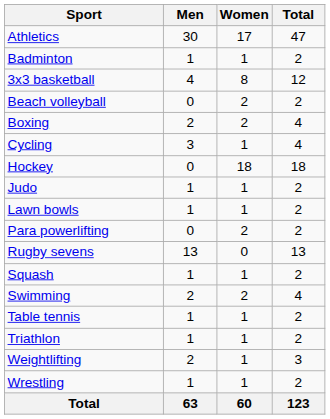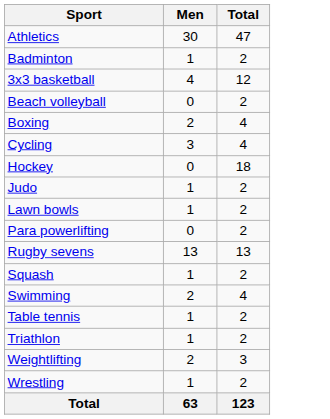- column: (244, 15)
